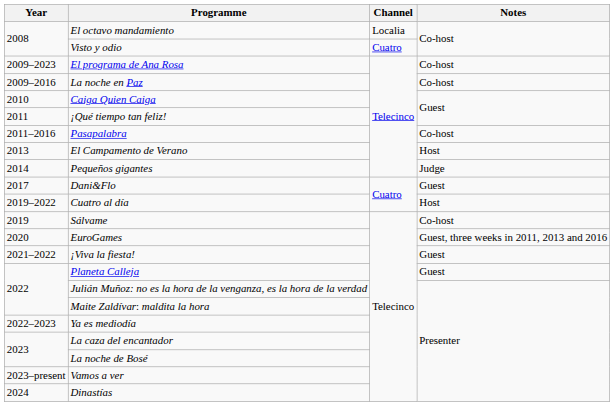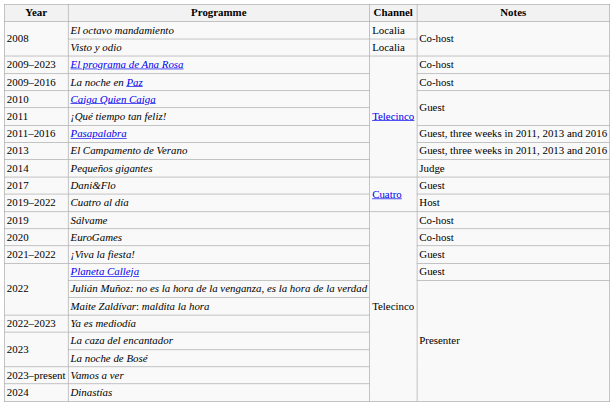(387, 47) Cuatro -> (388, 47) Localia
(437, 133) Co-host -> (513, 133) Guest, three weeks in 2011, 2013 and 2016
(430, 151) Host -> (513, 151) Guest, three weeks in 2011, 2013 and 2016
(513, 237) Guest, three weeks in 2011, 2013 and 2016 -> (437, 237) Co-host
